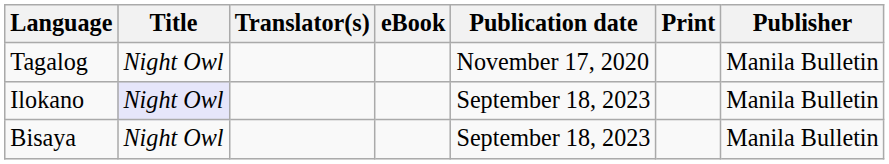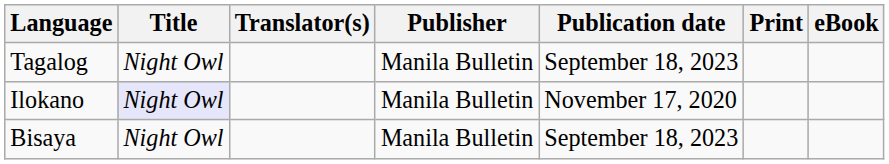columns swapped: (802, 23) <-> (413, 23)
(553, 61) November 17, 2020 -> (641, 61) September 18, 2023
(553, 100) September 18, 2023 -> (641, 100) November 17, 2020
